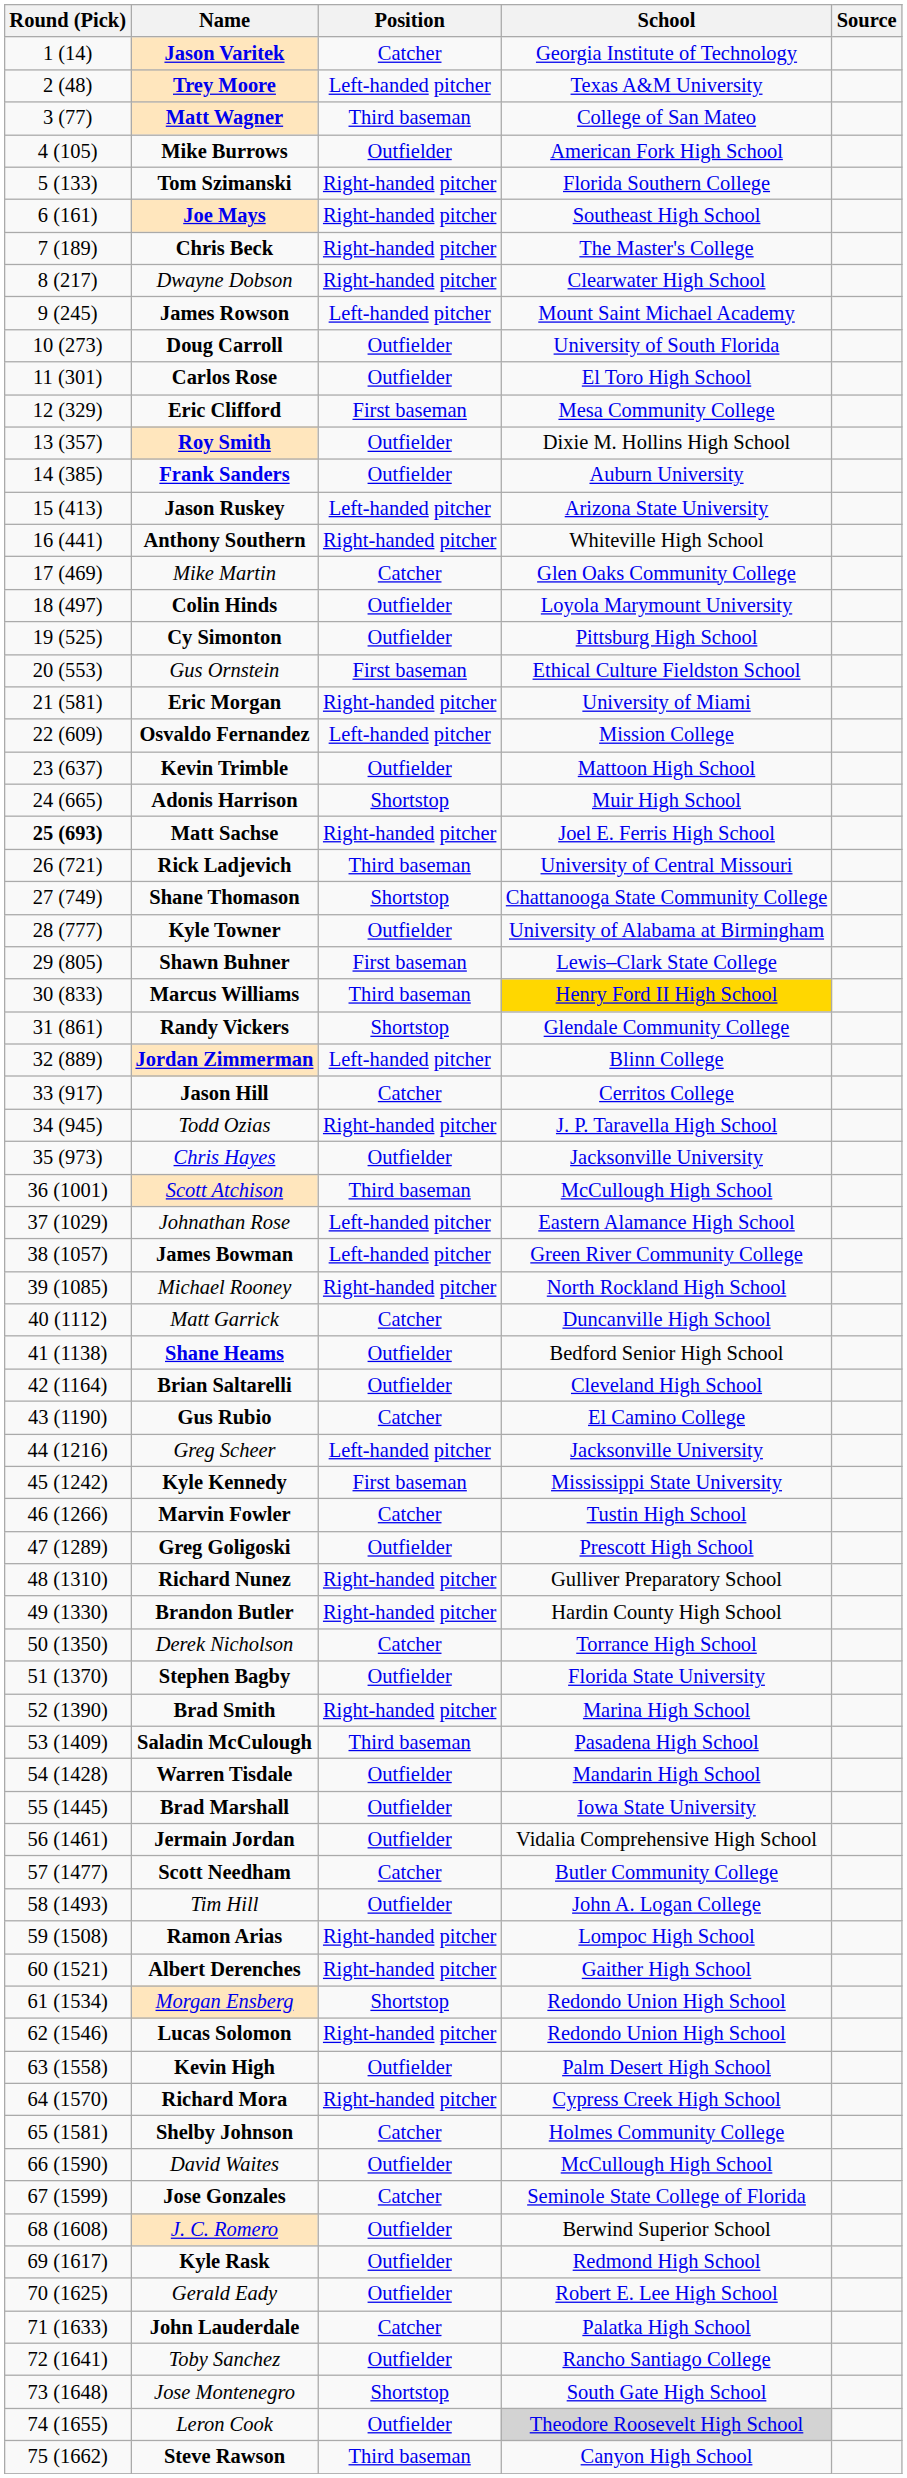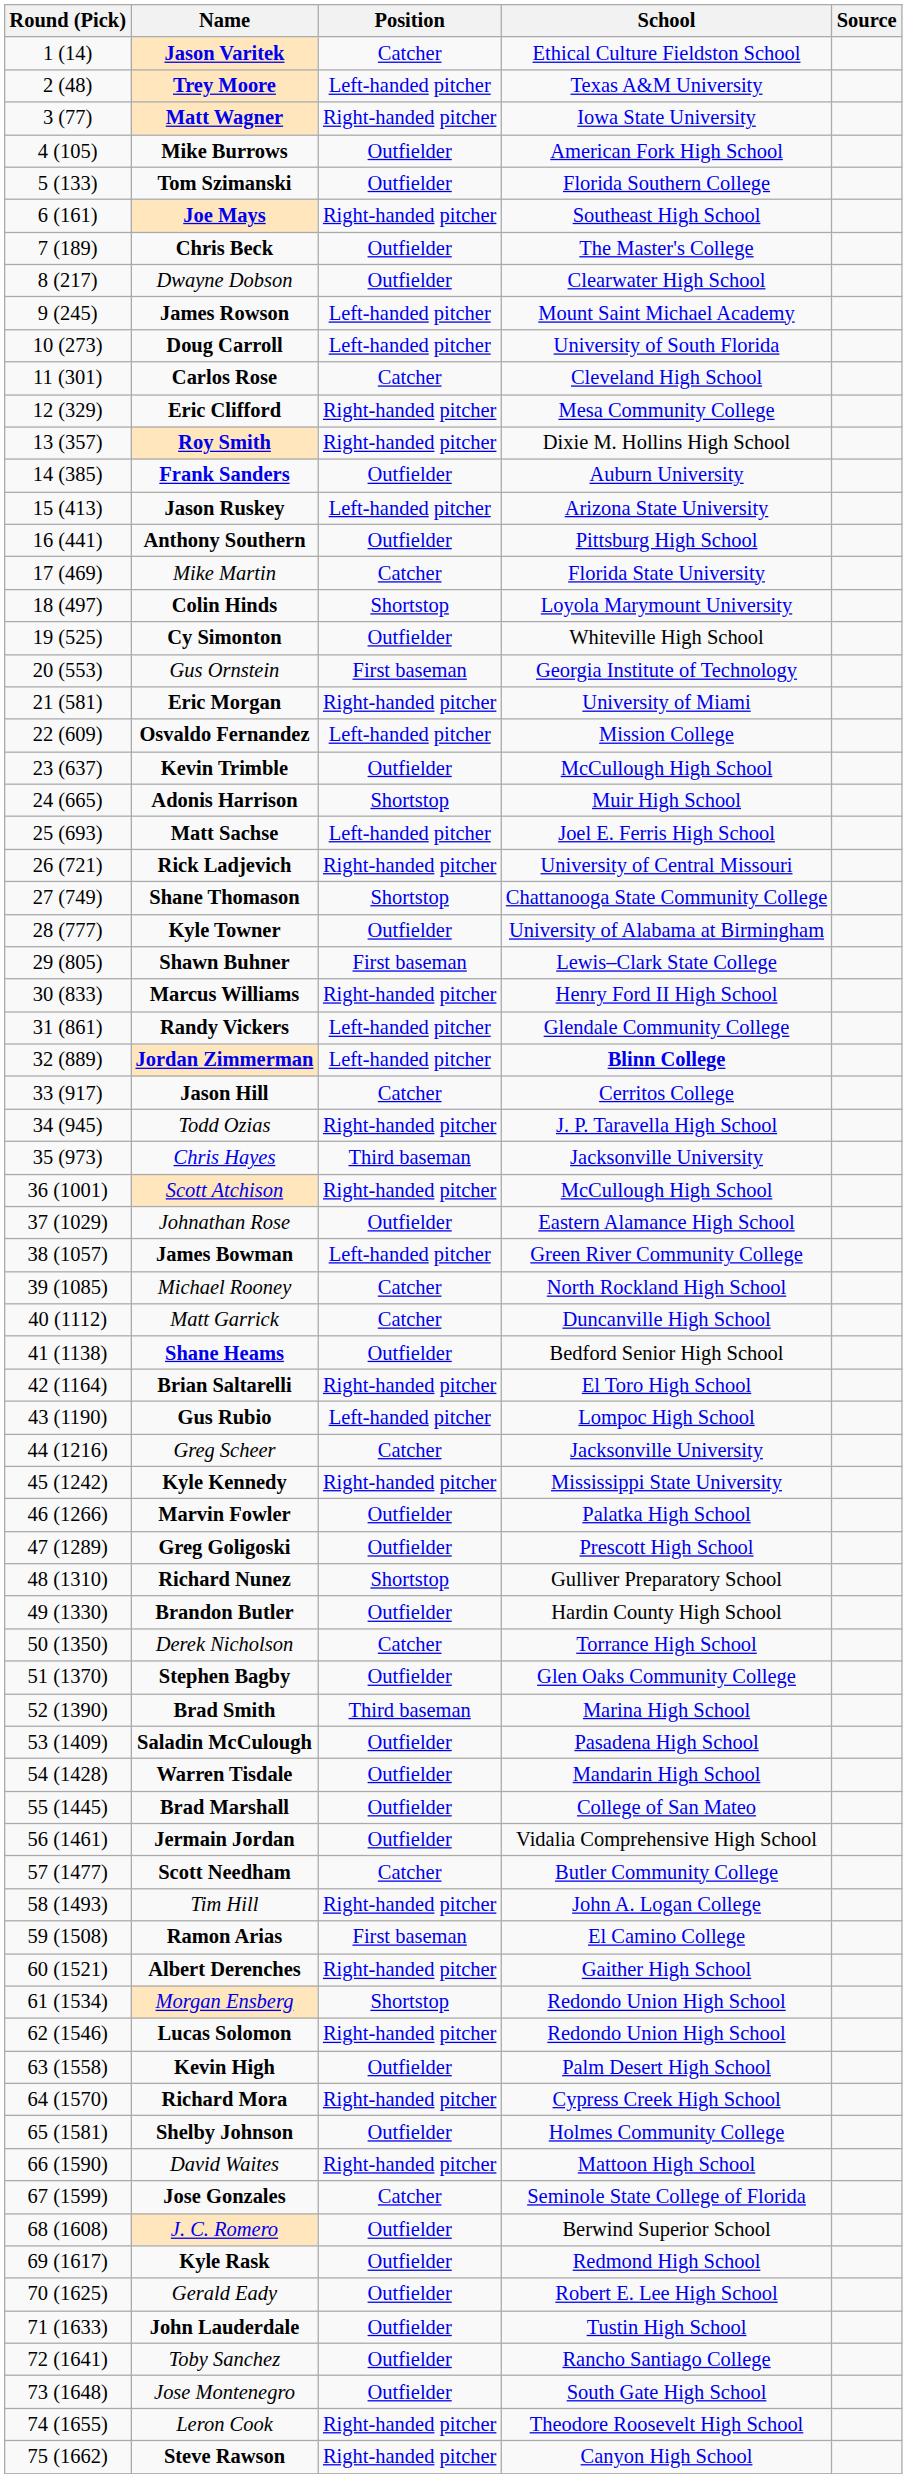(667, 53) Georgia Institute of Technology -> (667, 53) Ethical Culture Fieldston School
(410, 118) Third baseman -> (410, 118) Right-handed pitcher
(667, 118) College of San Mateo -> (667, 118) Iowa State University
(410, 183) Right-handed pitcher -> (410, 183) Outfielder
(410, 248) Right-handed pitcher -> (410, 248) Outfielder
(410, 280) Right-handed pitcher -> (410, 280) Outfielder
(410, 345) Outfielder -> (410, 345) Left-handed pitcher
(410, 378) Outfielder -> (410, 378) Catcher
(667, 378) El Toro High School -> (667, 378) Cleveland High School
(410, 410) First baseman -> (410, 410) Right-handed pitcher
(410, 442) Outfielder -> (410, 442) Right-handed pitcher
(410, 540) Right-handed pitcher -> (410, 540) Outfielder
(667, 540) Whiteville High School -> (667, 540) Pittsburg High School
(667, 572) Glen Oaks Community College -> (667, 572) Florida State University
(410, 605) Outfielder -> (410, 605) Shortstop
(667, 637) Pittsburg High School -> (667, 637) Whiteville High School
(667, 670) Ethical Culture Fieldston School -> (667, 670) Georgia Institute of Technology
(667, 767) Mattoon High School -> (667, 767) McCullough High School
(68, 832) bold -> (68, 832) normal
(410, 832) Right-handed pitcher -> (410, 832) Left-handed pitcher
(410, 865) Third baseman -> (410, 865) Right-handed pitcher
(410, 995) Third baseman -> (410, 995) Right-handed pitcher
(667, 995) gold background -> (667, 995) no background
(410, 1027) Shortstop -> (410, 1027) Left-handed pitcher
(667, 1060) normal -> (667, 1060) bold
(410, 1157) Outfielder -> (410, 1157) Third baseman
(410, 1190) Third baseman -> (410, 1190) Right-handed pitcher
(410, 1222) Left-handed pitcher -> (410, 1222) Outfielder
(410, 1287) Right-handed pitcher -> (410, 1287) Catcher
(410, 1384) Outfielder -> (410, 1384) Right-handed pitcher
(667, 1384) Cleveland High School -> (667, 1384) El Toro High School
(410, 1417) Catcher -> (410, 1417) Left-handed pitcher
(667, 1417) El Camino College -> (667, 1417) Lompoc High School
(410, 1449) Left-handed pitcher -> (410, 1449) Catcher
(410, 1482) First baseman -> (410, 1482) Right-handed pitcher
(410, 1514) Catcher -> (410, 1514) Outfielder
(667, 1514) Tustin High School -> (667, 1514) Palatka High School
(410, 1579) Right-handed pitcher -> (410, 1579) Shortstop
(410, 1612) Right-handed pitcher -> (410, 1612) Outfielder
(667, 1677) Florida State University -> (667, 1677) Glen Oaks Community College
(410, 1709) Right-handed pitcher -> (410, 1709) Third baseman
(410, 1742) Third baseman -> (410, 1742) Outfielder
(667, 1807) Iowa State University -> (667, 1807) College of San Mateo
(410, 1904) Outfielder -> (410, 1904) Right-handed pitcher
(410, 1937) Right-handed pitcher -> (410, 1937) First baseman
(667, 1937) Lompoc High School -> (667, 1937) El Camino College
(410, 2131) Catcher -> (410, 2131) Outfielder
(410, 2164) Outfielder -> (410, 2164) Right-handed pitcher
(667, 2164) McCullough High School -> (667, 2164) Mattoon High School
(410, 2326) Catcher -> (410, 2326) Outfielder
(667, 2326) Palatka High School -> (667, 2326) Tustin High School
(410, 2391) Shortstop -> (410, 2391) Outfielder
(410, 2424) Outfielder -> (410, 2424) Right-handed pitcher
(667, 2424) lightgrey background -> (667, 2424) no background
(410, 2456) Third baseman -> (410, 2456) Right-handed pitcher
